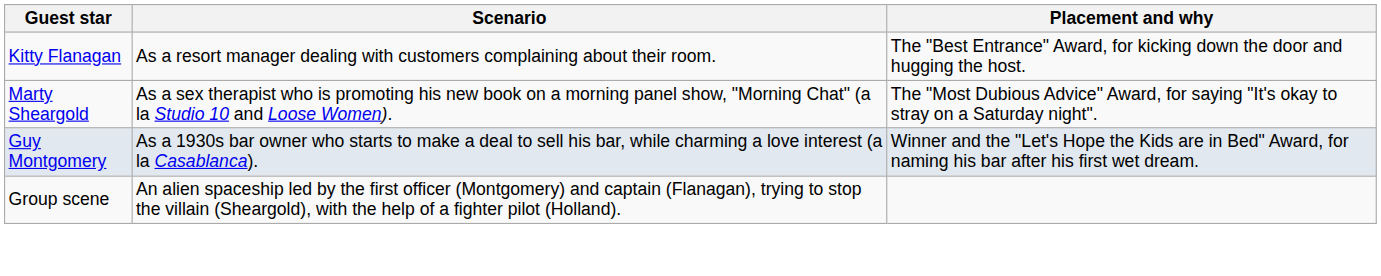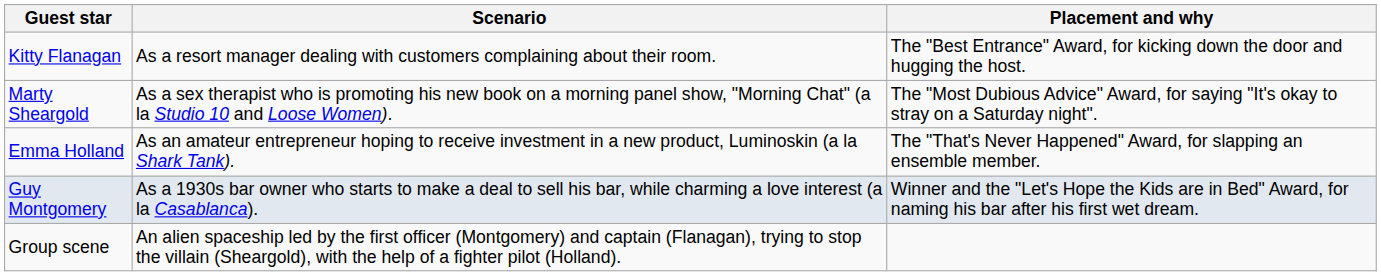+ row: (66, 151)
